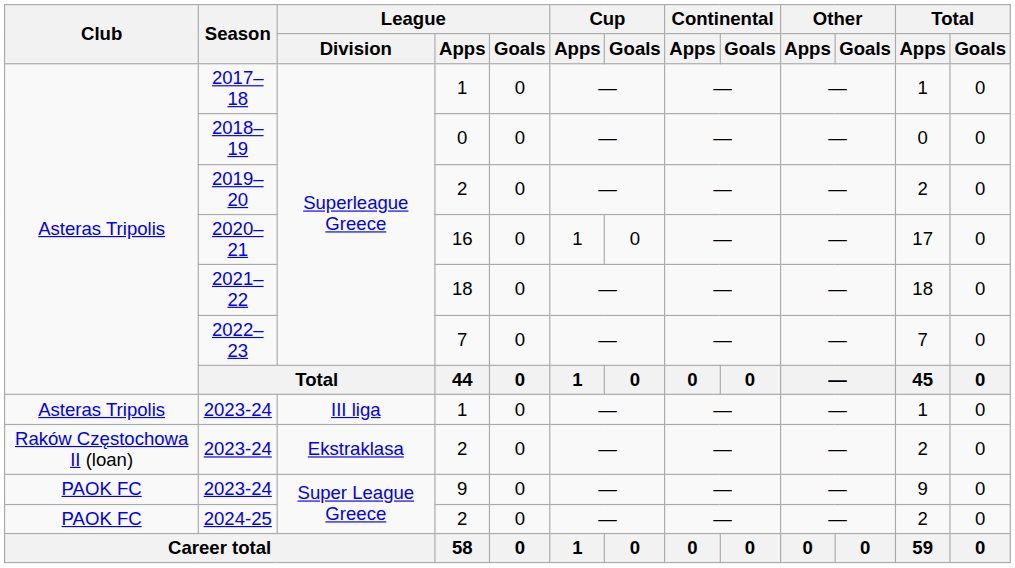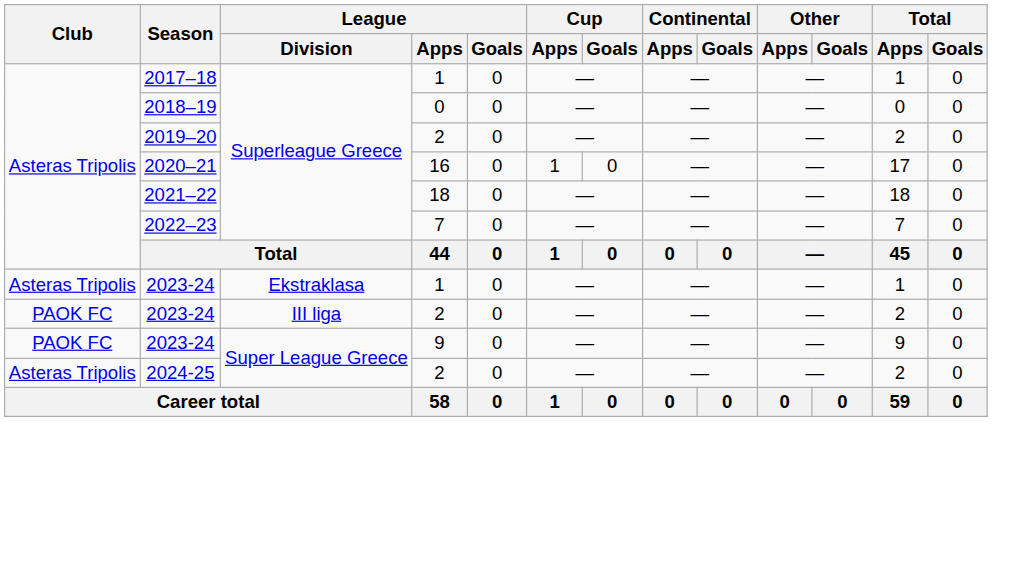(356, 409) III liga -> (316, 284) Ekstraklasa
(102, 449) Raków Częstochowa II (loan) -> (72, 313) PAOK FC
(356, 449) Ekstraklasa -> (316, 313) III liga
(102, 518) PAOK FC -> (72, 372) Asteras Tripolis
